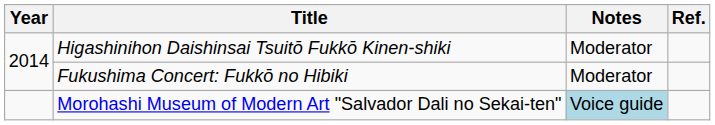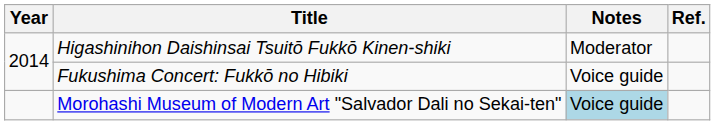(611, 76) Moderator -> (617, 76) Voice guide
